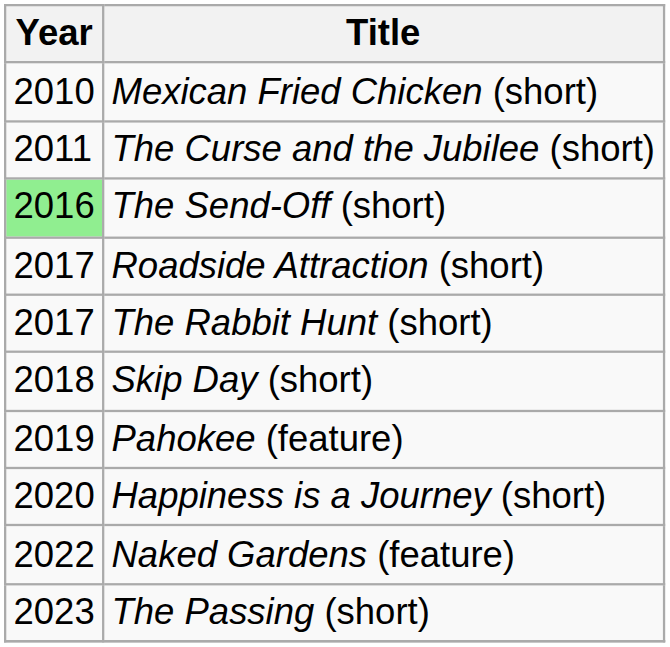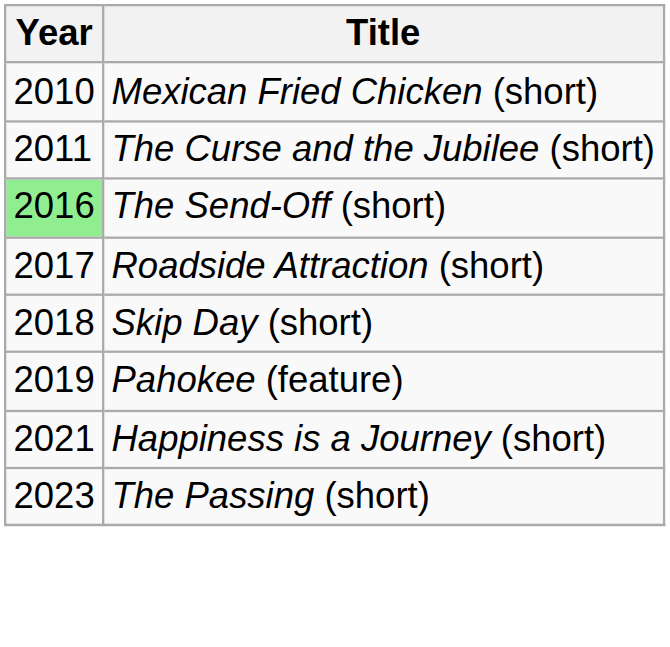- row: (302, 322)
(54, 496) 2020 -> (54, 438) 2021
- row: (313, 554)
